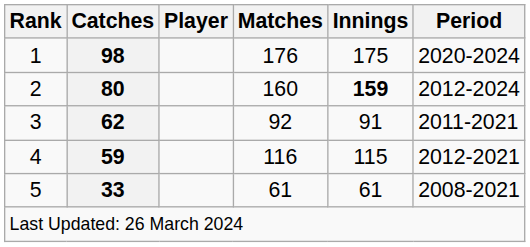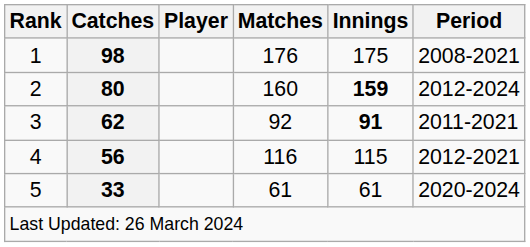(469, 55) 2020-2024 -> (469, 55) 2008-2021
(371, 122) normal -> (371, 122) bold
(113, 156) 59 -> (113, 156) 56
(469, 190) 2008-2021 -> (469, 190) 2020-2024
